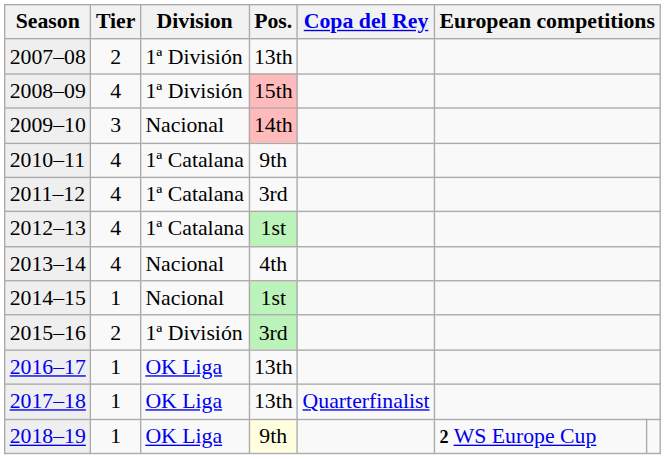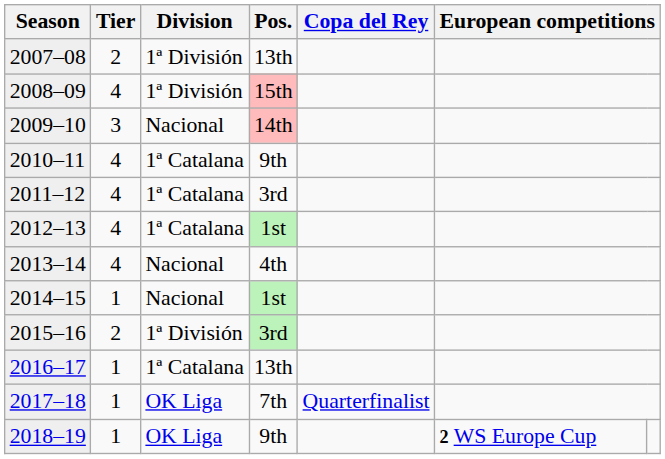(184, 366) OK Liga -> (195, 366) 1ª Catalana
(273, 401) 13th -> (273, 401) 7th
(273, 435) lightyellow background -> (273, 435) no background
